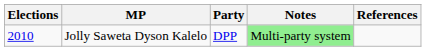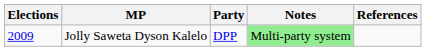(21, 35) 2010 -> (21, 35) 2009
